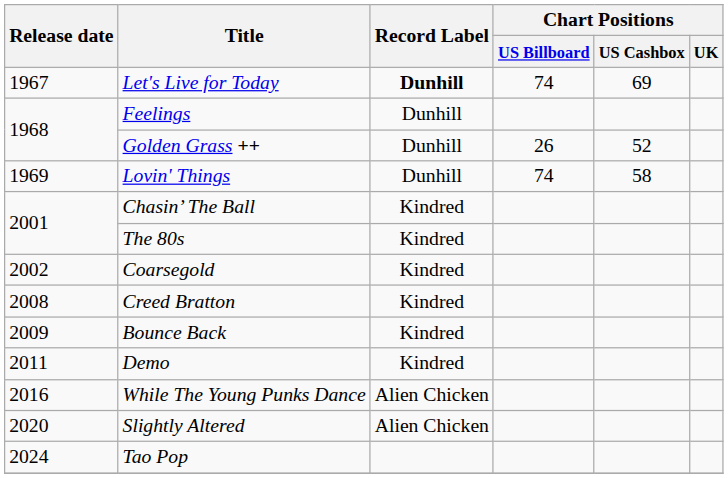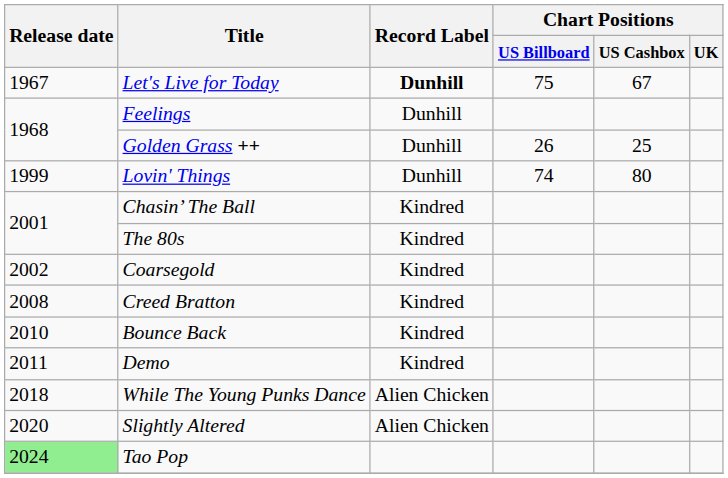(544, 82) 74 -> (544, 82) 75
(642, 82) 69 -> (642, 82) 67
(642, 144) 52 -> (642, 144) 25
(29, 176) 1969 -> (29, 176) 1999
(642, 176) 58 -> (642, 176) 80
(29, 332) 2009 -> (29, 332) 2010
(29, 394) 2016 -> (29, 394) 2018
(29, 457) no background -> (29, 457) lightgreen background
